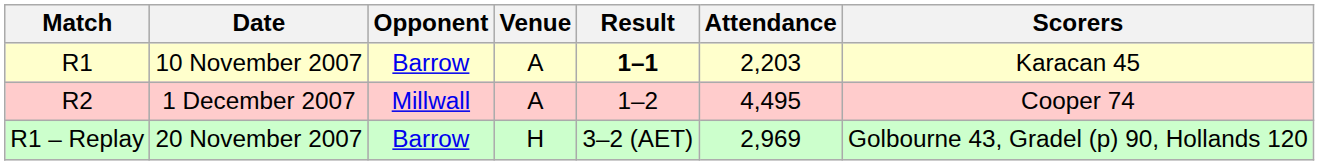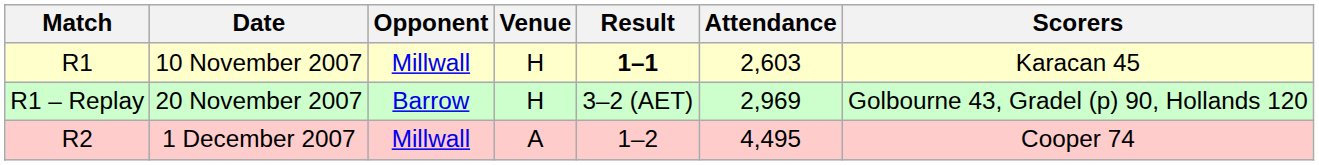(431, 62) Barrow -> (431, 62) Millwall
(535, 62) A -> (535, 62) H
(771, 62) 2,203 -> (771, 62) 2,603
rows swapped: (259, 139) <-> (259, 100)
